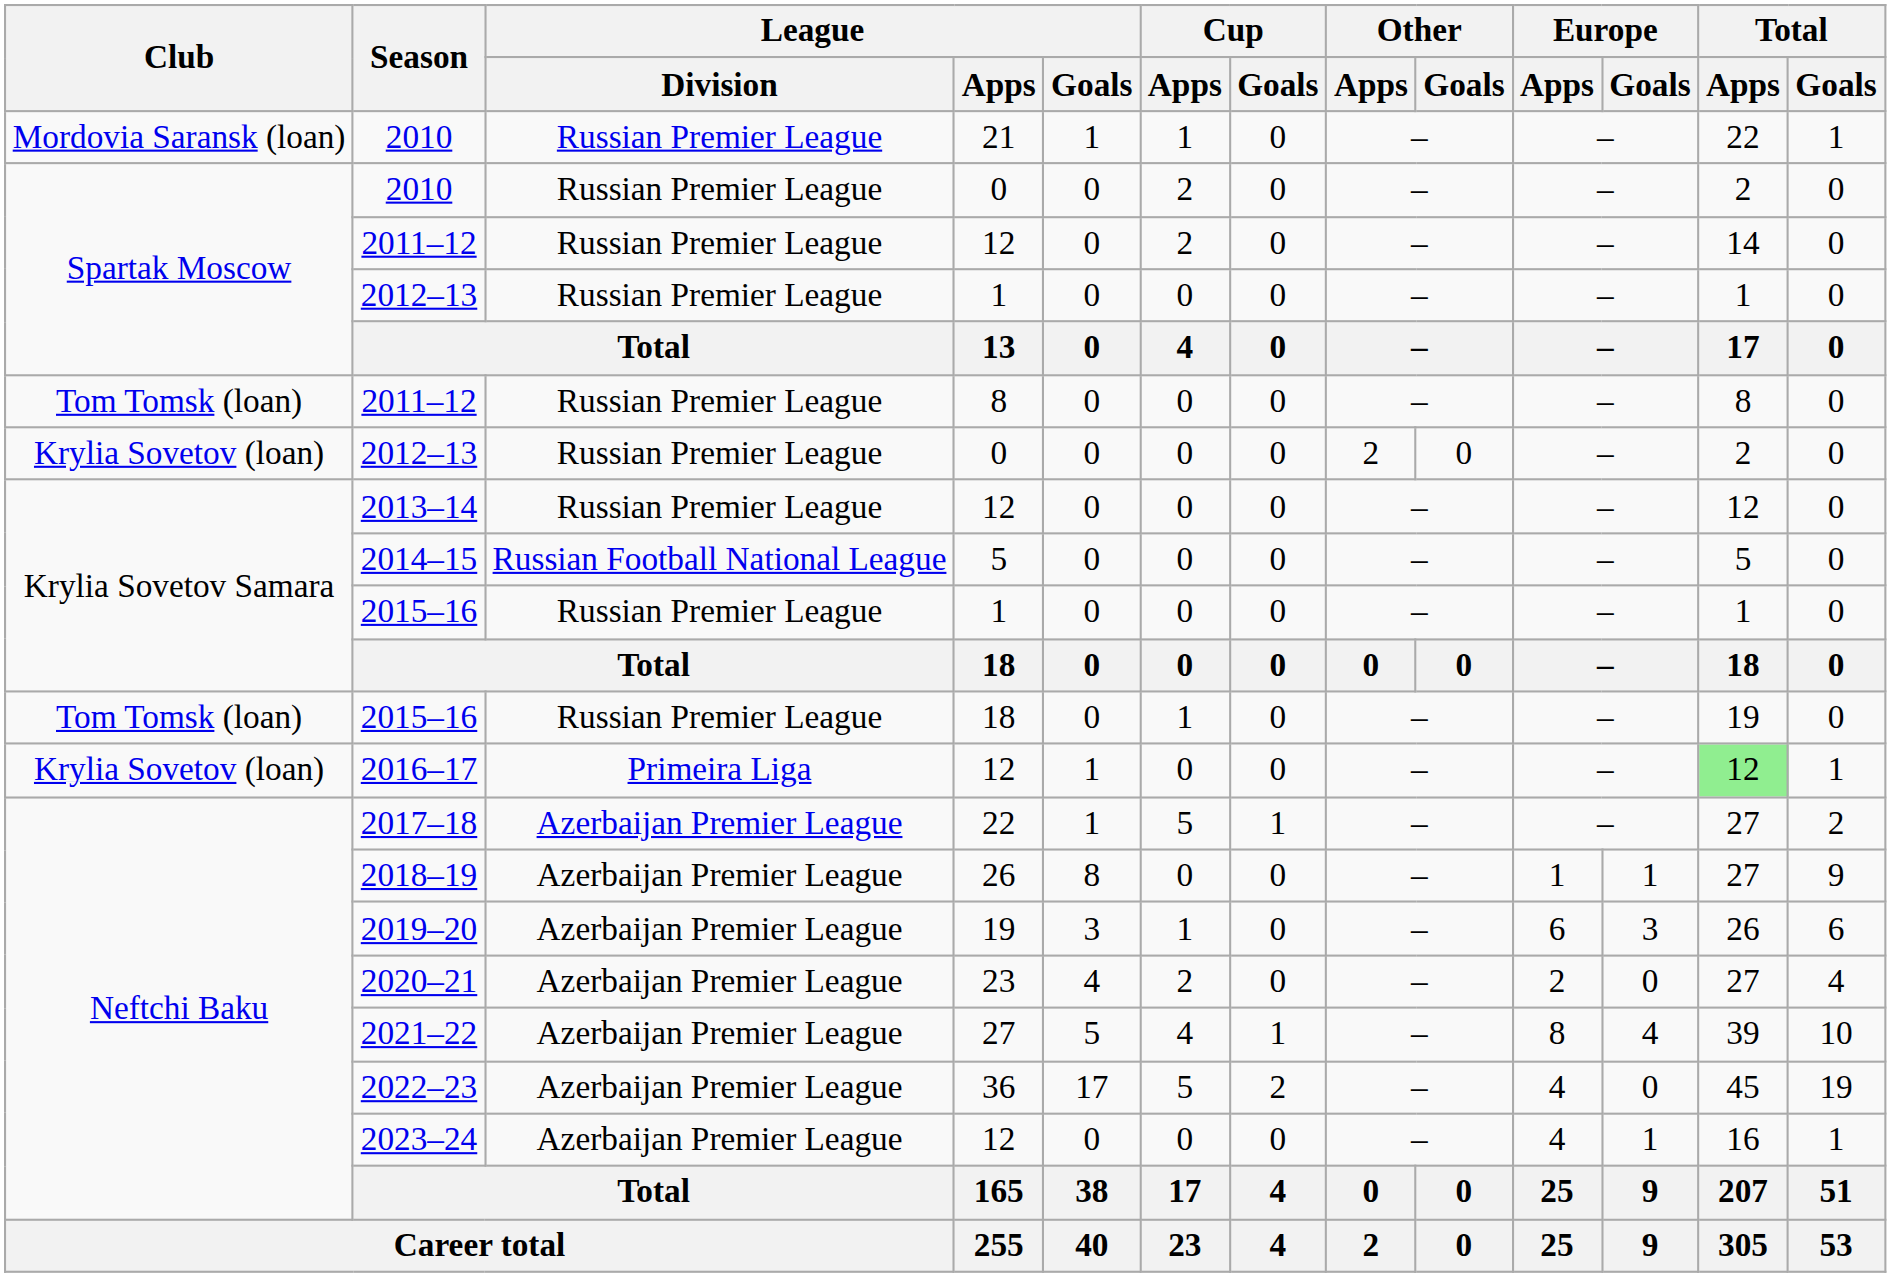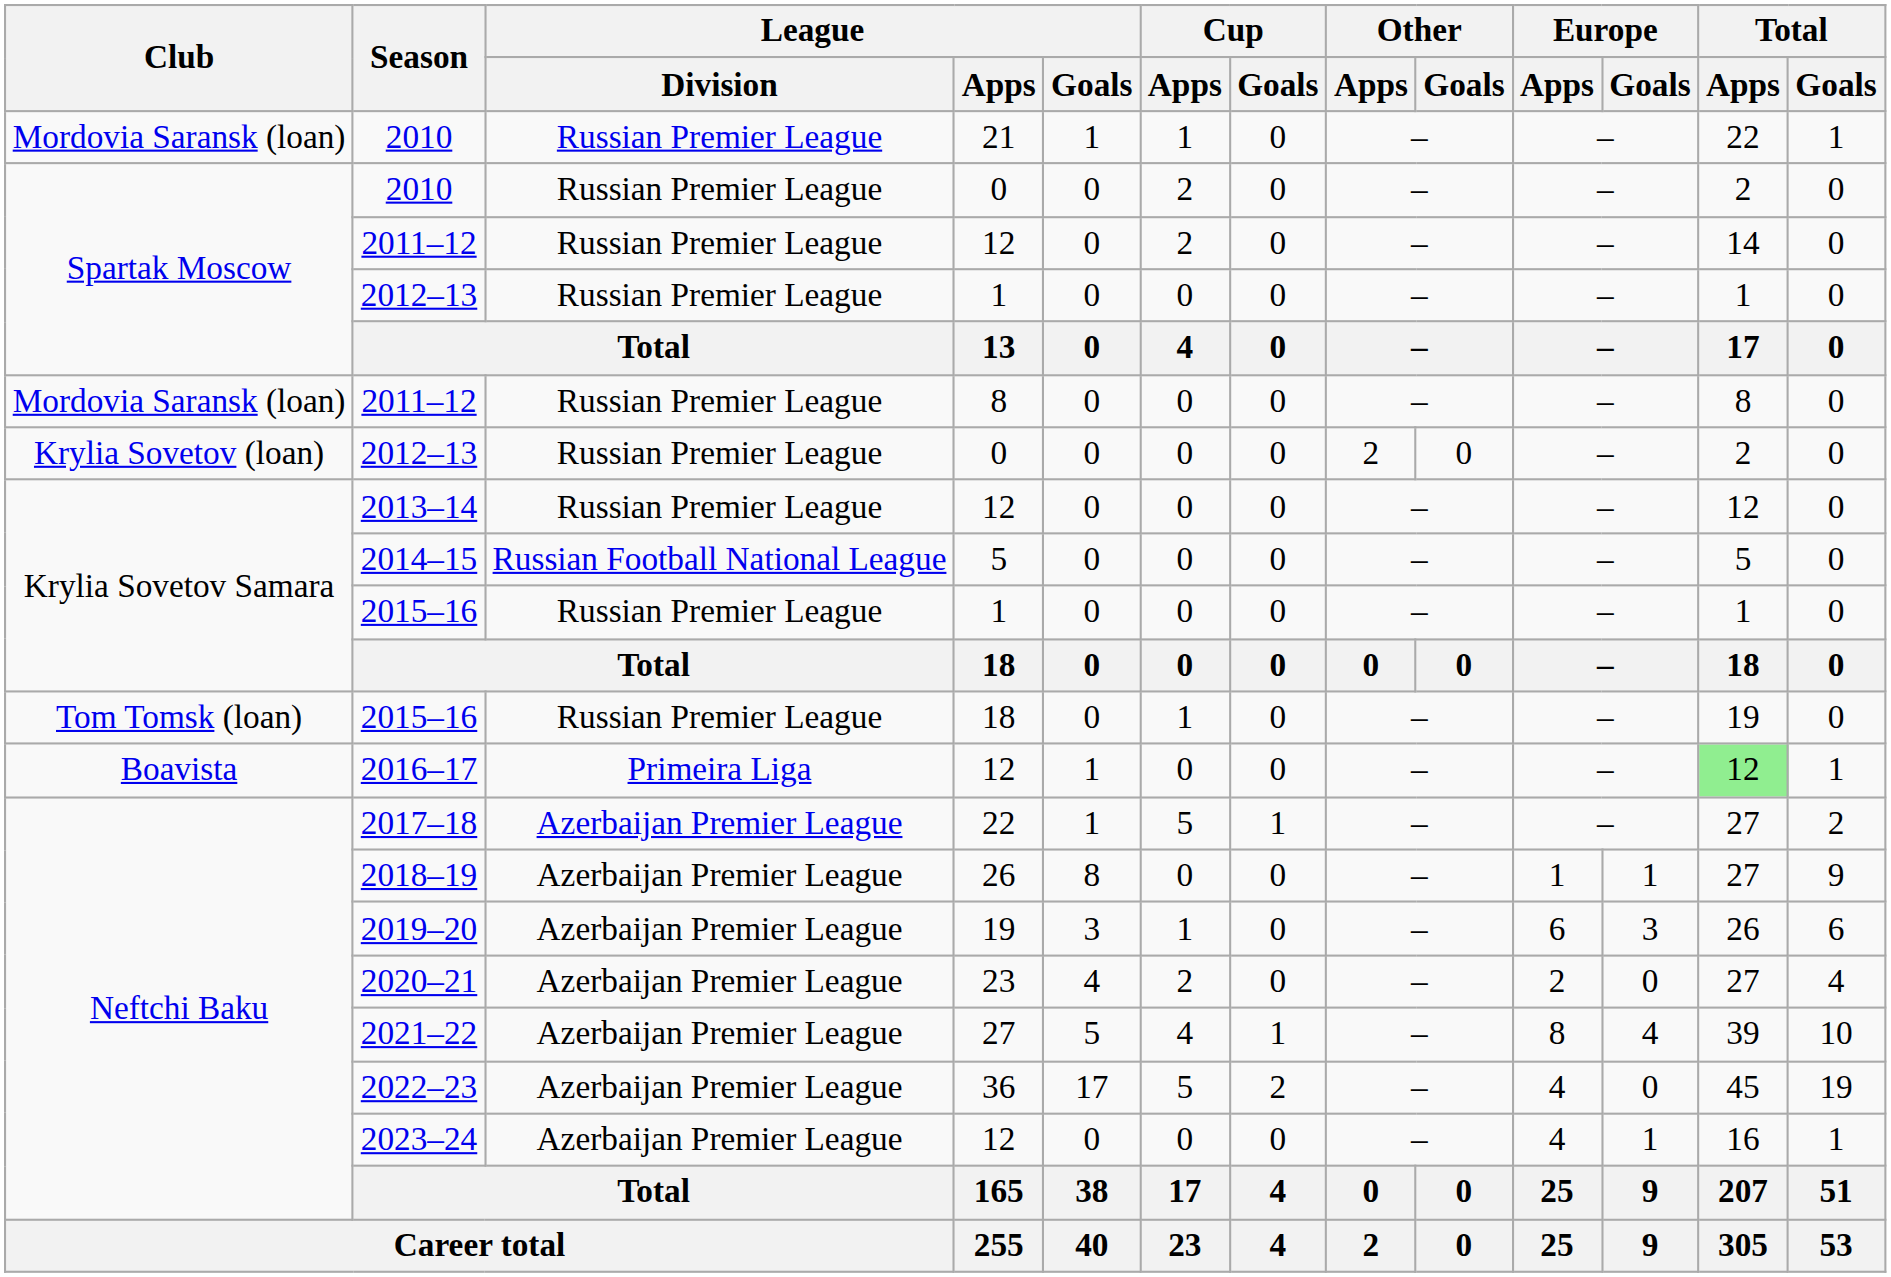(179, 400) Tom Tomsk (loan) -> (179, 400) Mordovia Saransk (loan)
(179, 769) Krylia Sovetov (loan) -> (179, 769) Boavista
